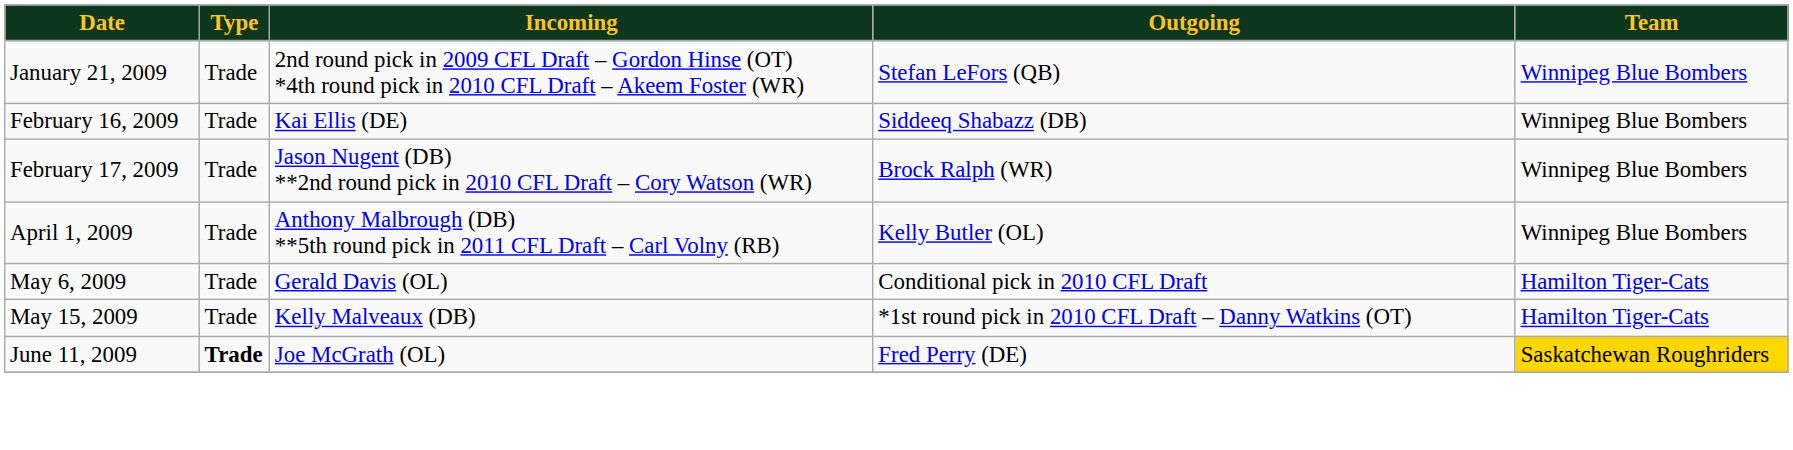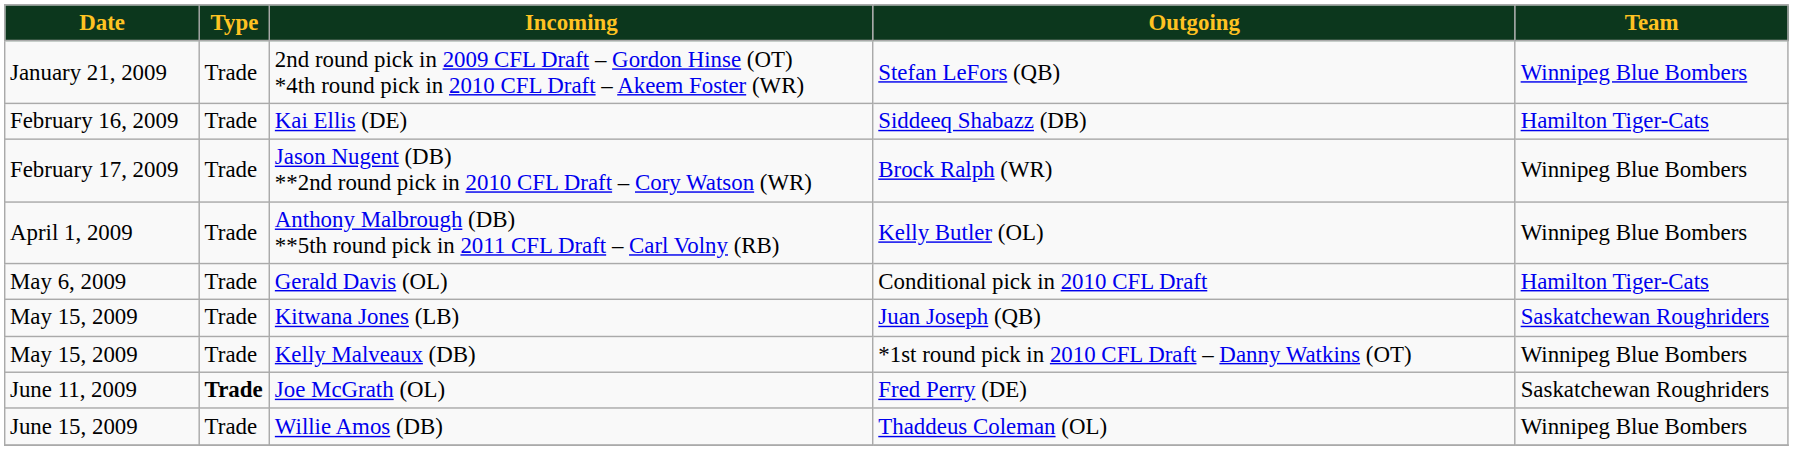(1634, 120) Winnipeg Blue Bombers -> (1615, 120) Hamilton Tiger-Cats
+ row: (367, 317)
(1615, 317) Hamilton Tiger-Cats -> (1634, 353) Winnipeg Blue Bombers
(1645, 353) gold background -> (1645, 390) no background
+ row: (359, 426)
